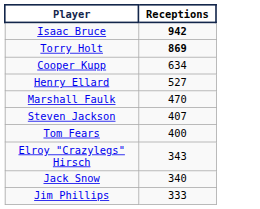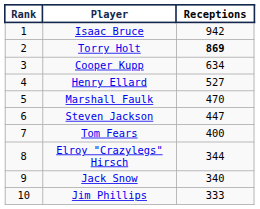+ column: (24, 14)
(177, 31) bold -> (215, 31) normal
(177, 116) 407 -> (215, 116) 447
(177, 156) 343 -> (215, 156) 344
